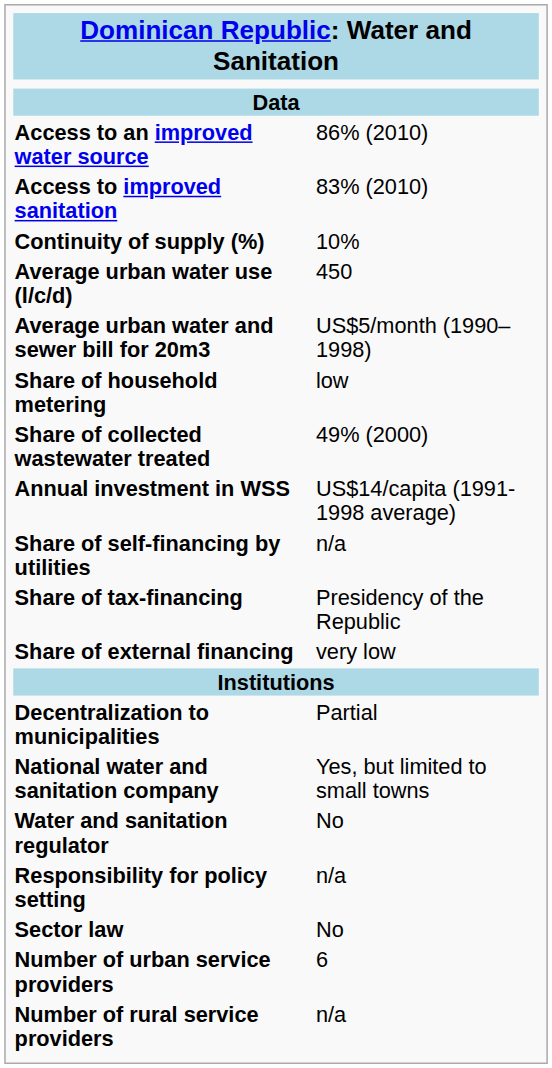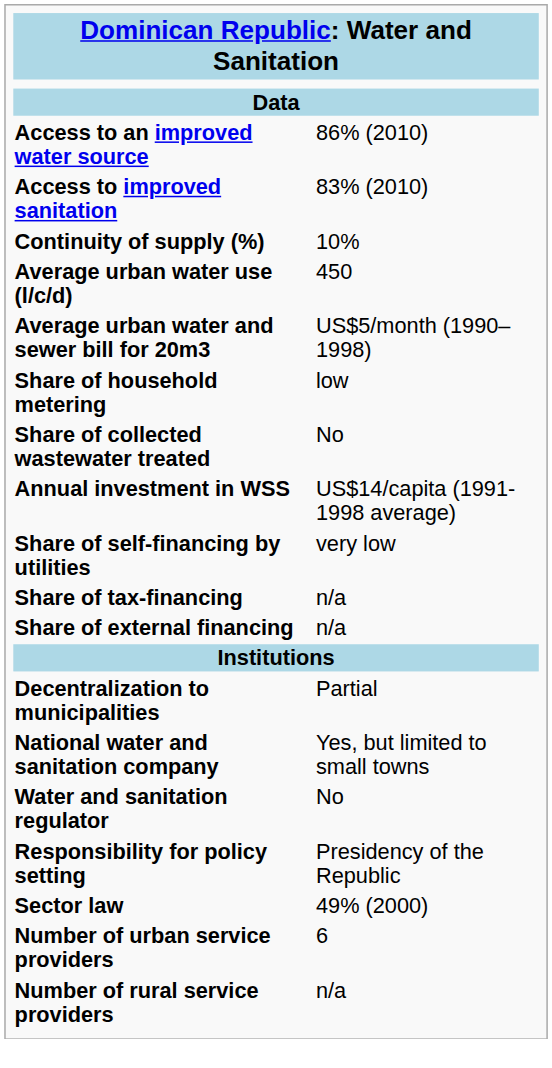(372, 434) 49% (2000) -> (330, 434) No
(331, 543) n/a -> (356, 543) very low
(400, 609) Presidency of the Republic -> (331, 597) n/a
(356, 652) very low -> (331, 627) n/a
(331, 875) n/a -> (400, 863) Presidency of the Republic
(330, 929) No -> (372, 905) 49% (2000)
